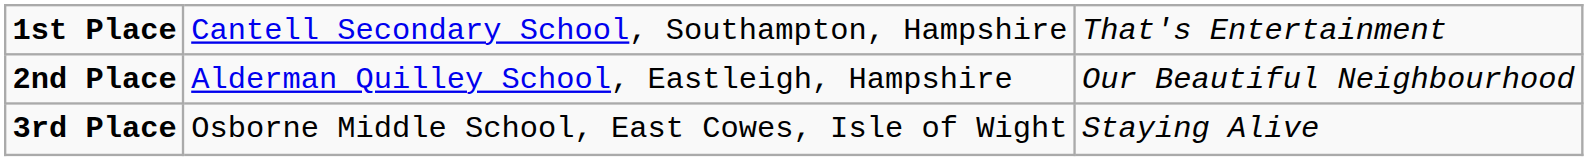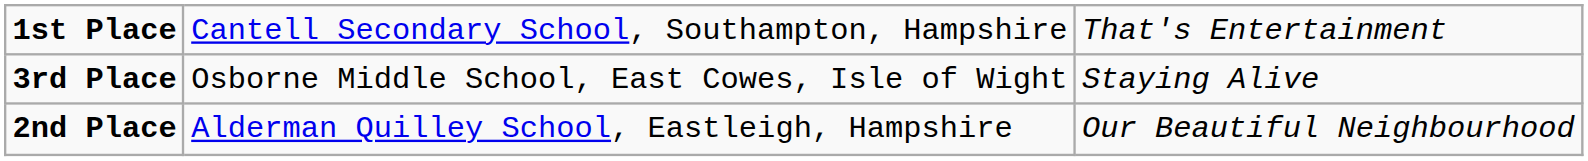rows swapped: (95, 80) <-> (95, 129)
